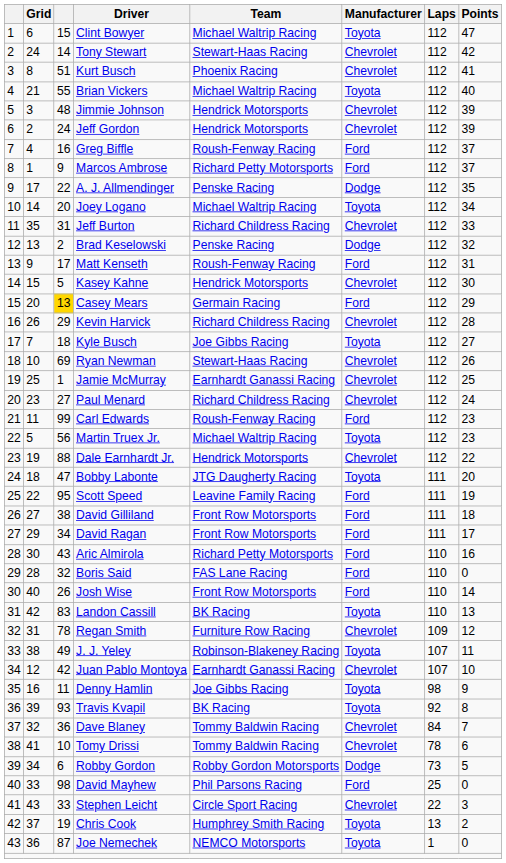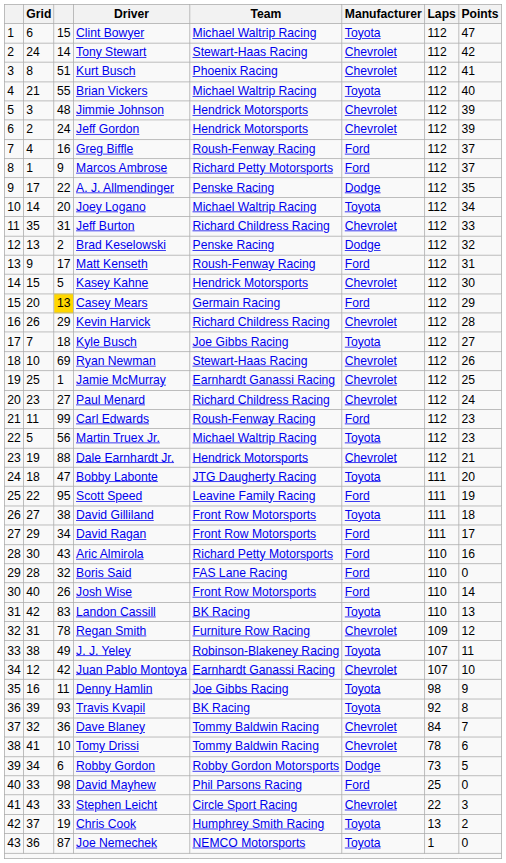(468, 457) 22 -> (468, 457) 21
(357, 515) Ford -> (363, 515) Toyota
